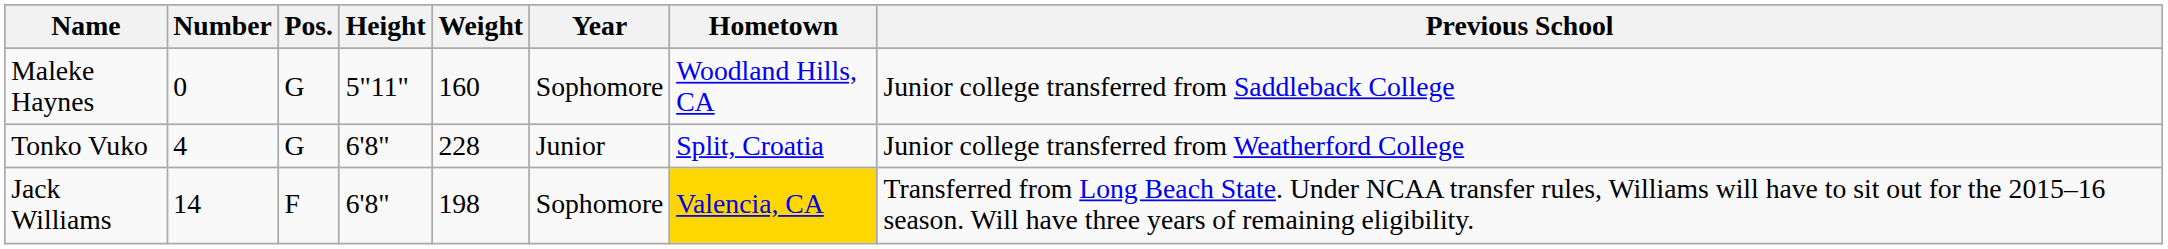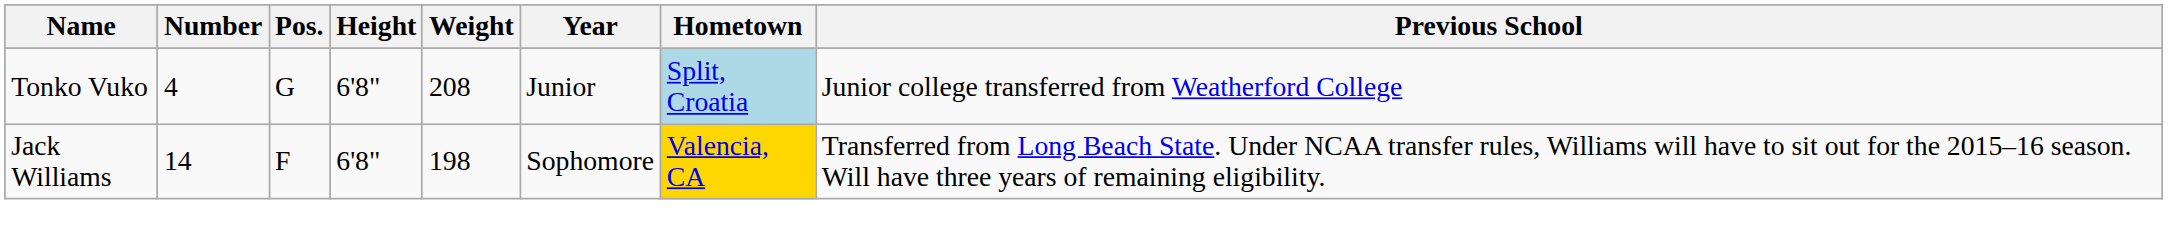- row: (53, 85)
(459, 145) 228 -> (450, 85) 208
(750, 145) no background -> (707, 85) lightblue background
